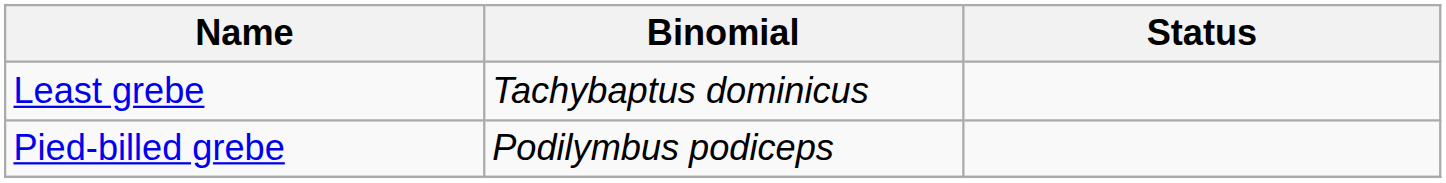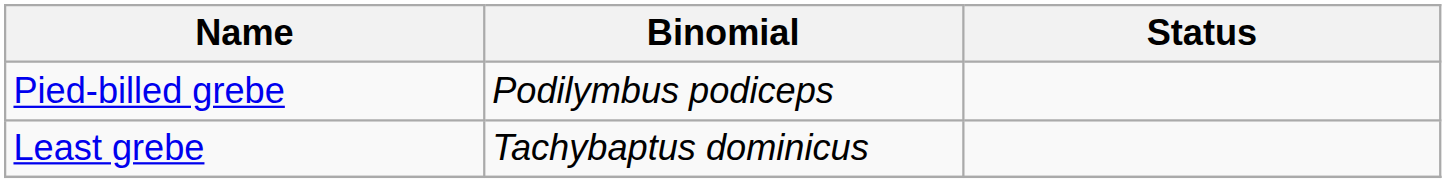rows swapped: (109, 90) <-> (149, 147)
